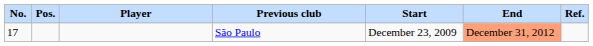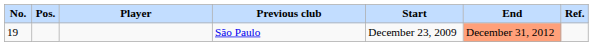(13, 32) 17 -> (13, 32) 19
